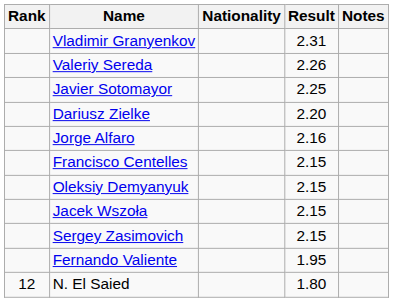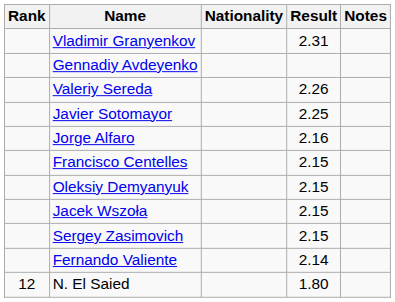+ row: (125, 65)
- row: (101, 114)
(311, 260) 1.95 -> (314, 260) 2.14
